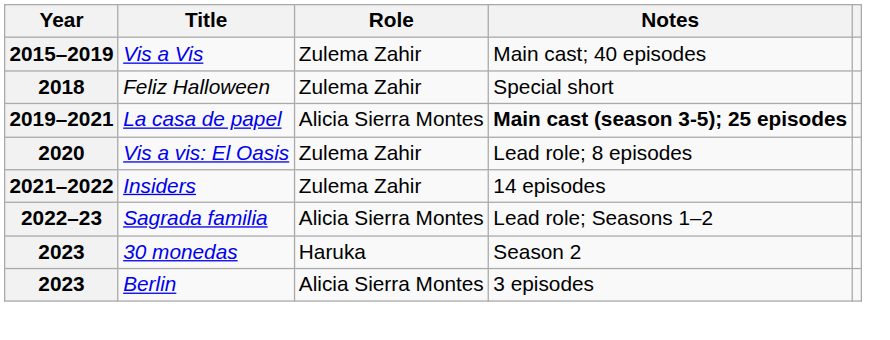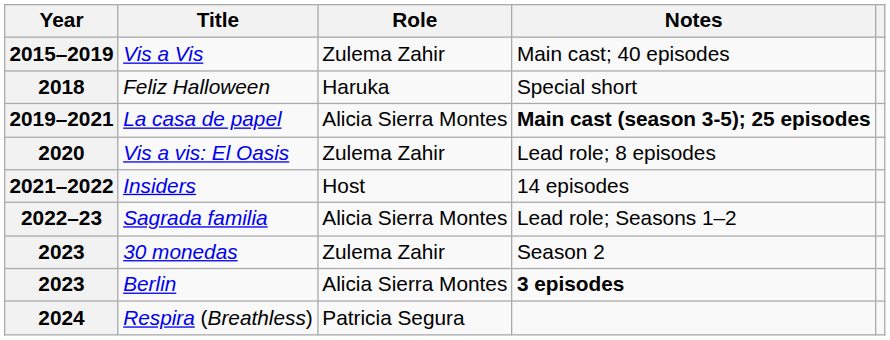(360, 86) Zulema Zahir -> (356, 86) Haruka
(360, 185) Zulema Zahir -> (344, 185) Host
(332, 251) Haruka -> (384, 251) Zulema Zahir
(544, 284) normal -> (571, 284) bold
+ row: (218, 317)
